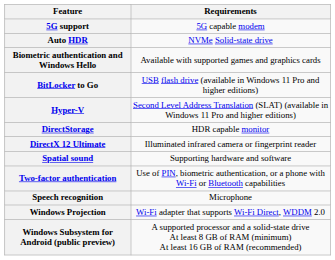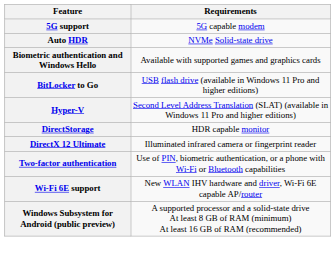- row: (68, 159)
- row: (68, 198)
+ row: (68, 189)
- row: (68, 212)
